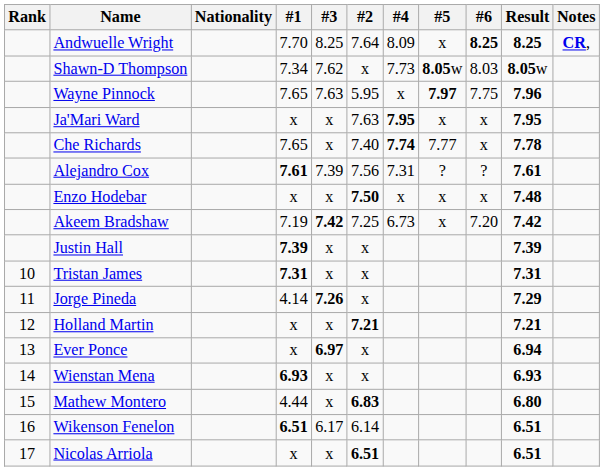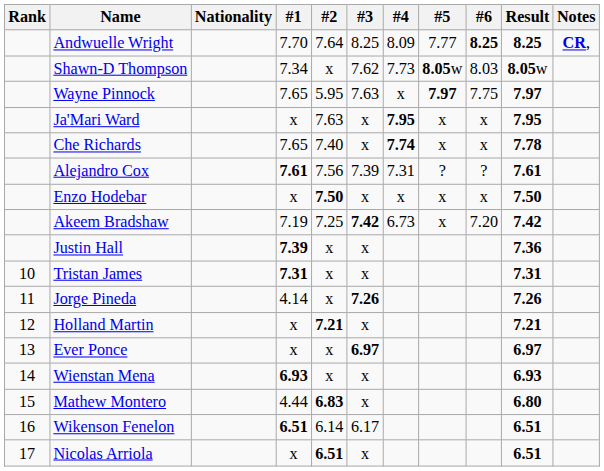columns swapped: (365, 17) <-> (329, 17)
(442, 42) x -> (442, 42) 7.77
(527, 94) 7.96 -> (527, 94) 7.97
(442, 145) 7.77 -> (442, 145) x
(527, 196) 7.48 -> (527, 196) 7.50
(527, 247) 7.39 -> (527, 247) 7.36
(527, 299) 7.29 -> (527, 299) 7.26
(527, 350) 6.94 -> (527, 350) 6.97
